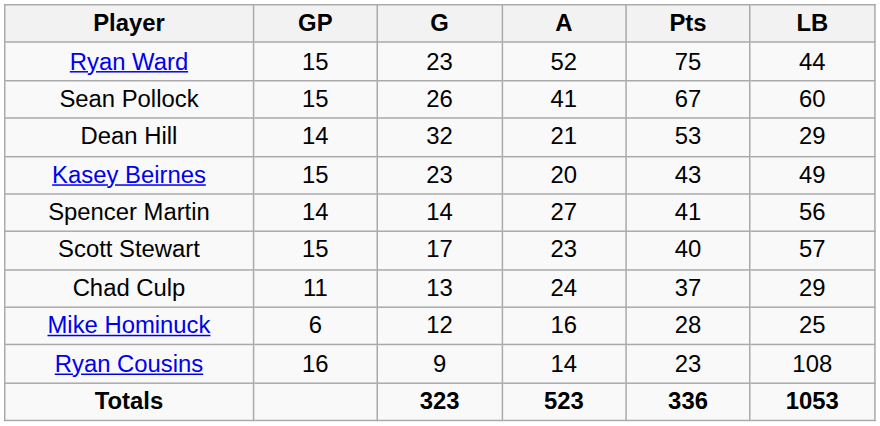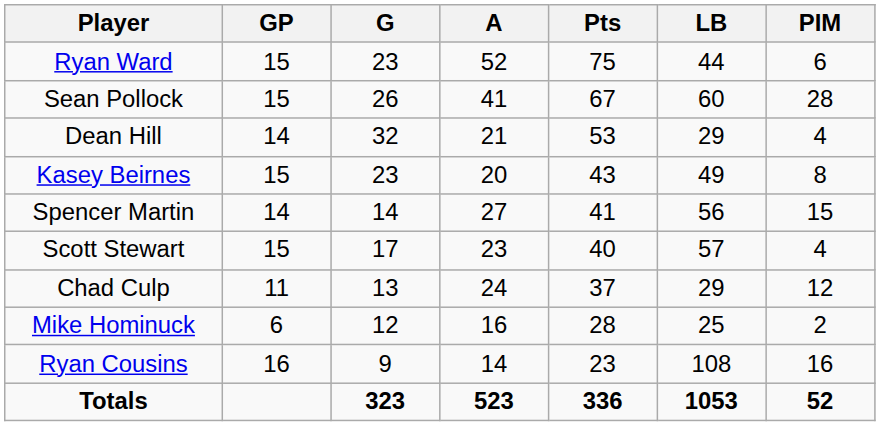+ column: (820, 23)
